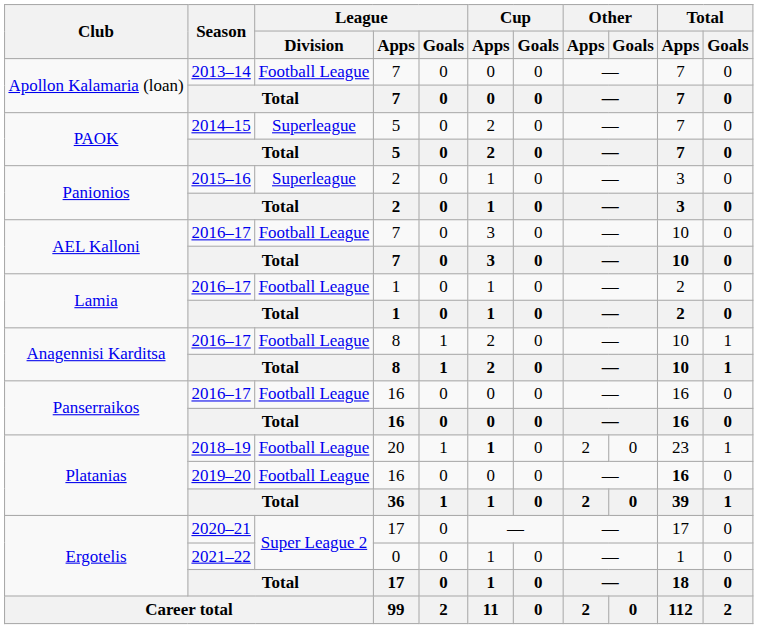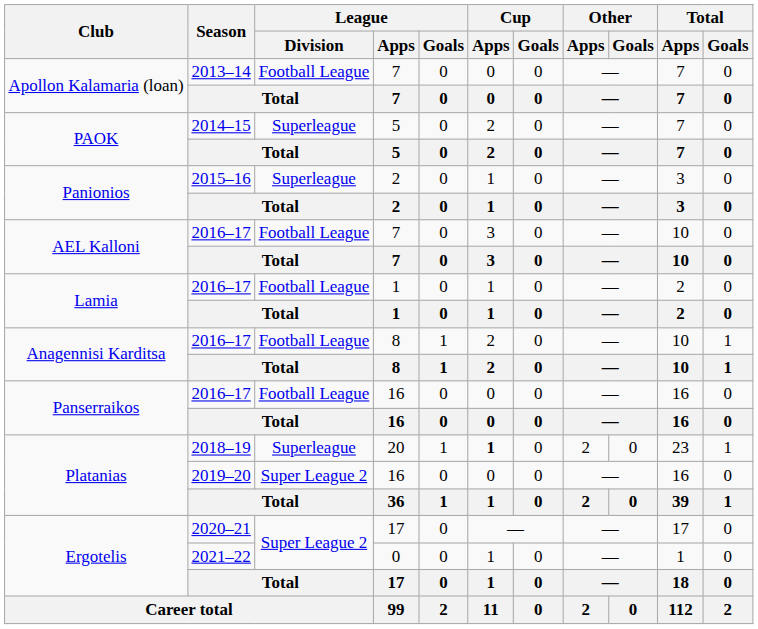(314, 448) Football League -> (314, 448) Superleague
(314, 475) Football League -> (314, 475) Super League 2
(680, 475) bold -> (680, 475) normal
